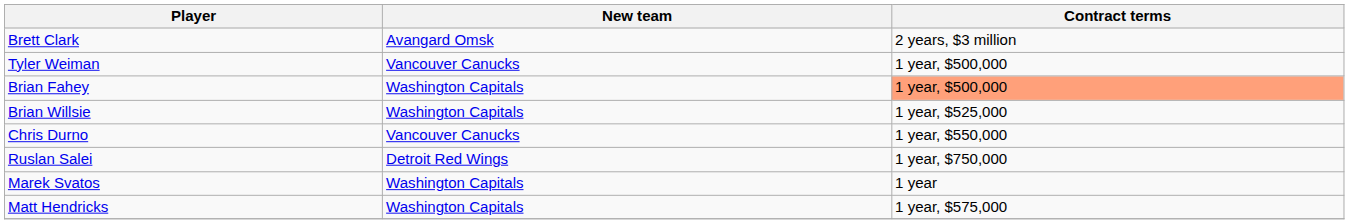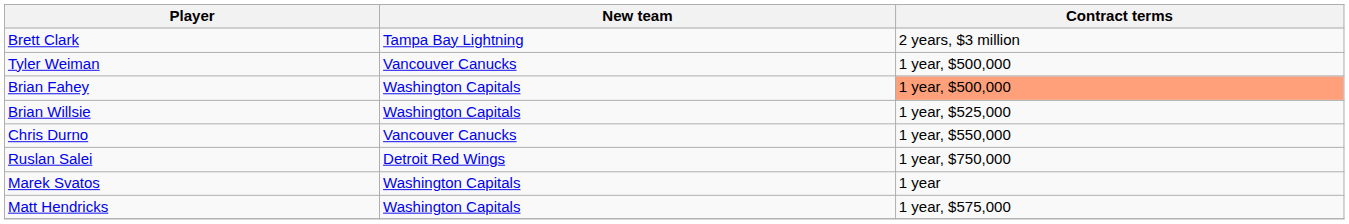(440, 40) Avangard Omsk -> (453, 40) Tampa Bay Lightning
